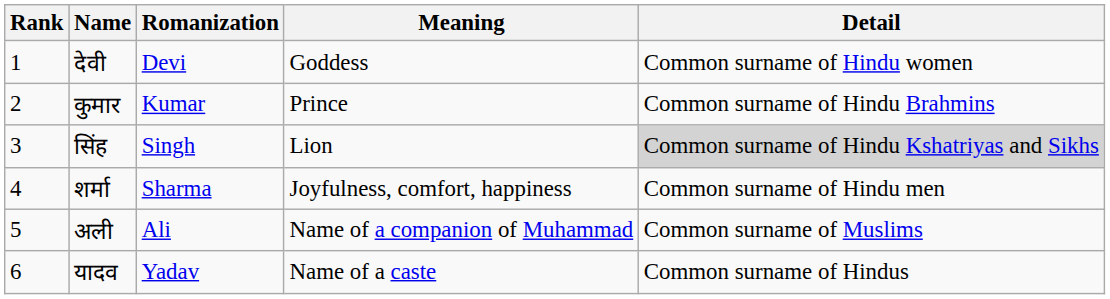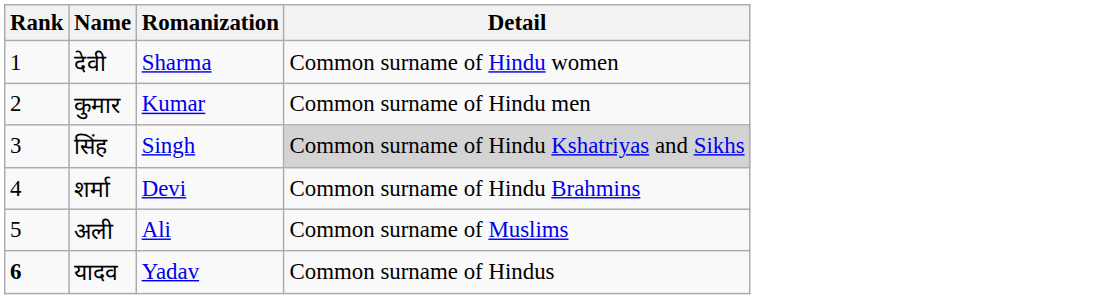- column: (461, 22)
(164, 61) Devi -> (177, 61) Sharma
(819, 103) Common surname of Hindu Brahmins -> (440, 103) Common surname of Hindu men
(177, 187) Sharma -> (164, 187) Devi
(794, 187) Common surname of Hindu men -> (465, 187) Common surname of Hindu Brahmins
(16, 271) normal -> (16, 271) bold
